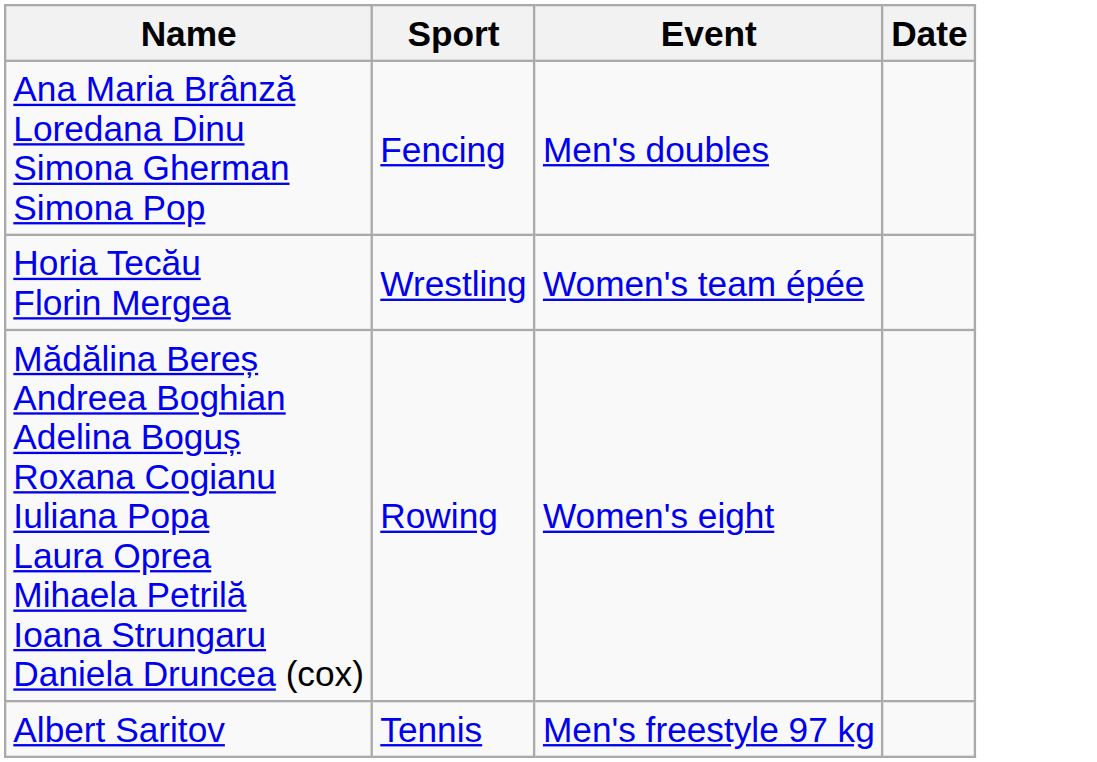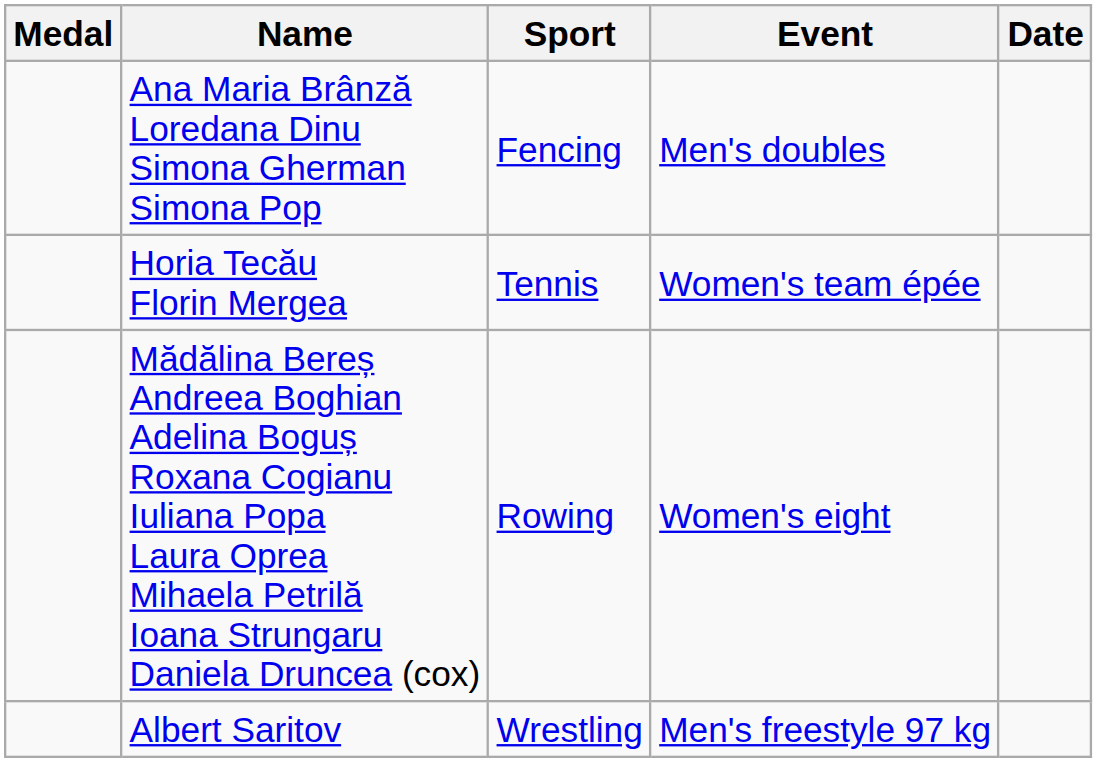+ column: (63, 33)
(453, 283) Wrestling -> (547, 283) Tennis
(431, 730) Tennis -> (570, 730) Wrestling
